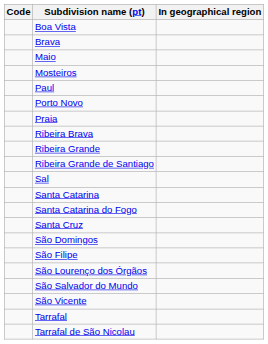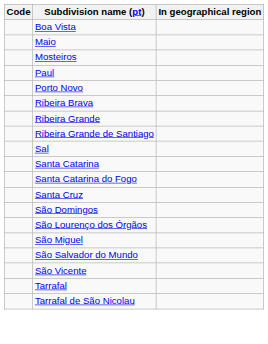- row: (47, 42)
- row: (46, 118)
- row: (56, 255)
+ row: (59, 240)
